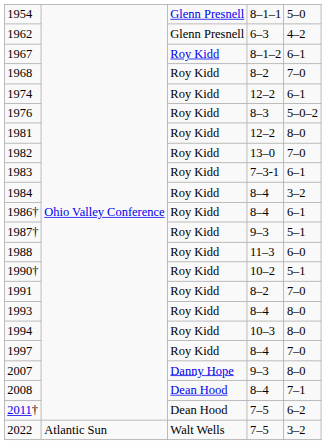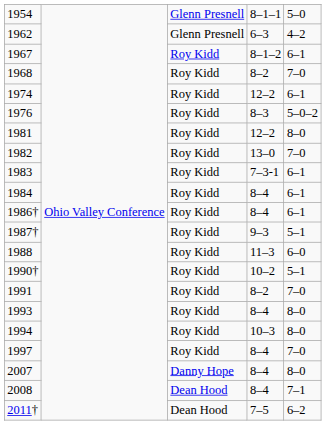(296, 192) 3–2 -> (296, 192) 6–1
(259, 370) 9–3 -> (259, 370) 8–4
- row: (20, 430)
